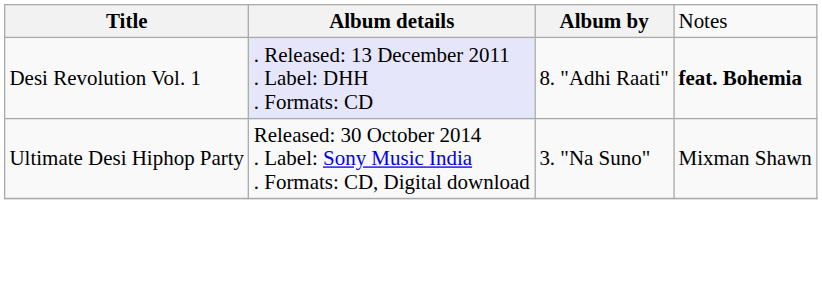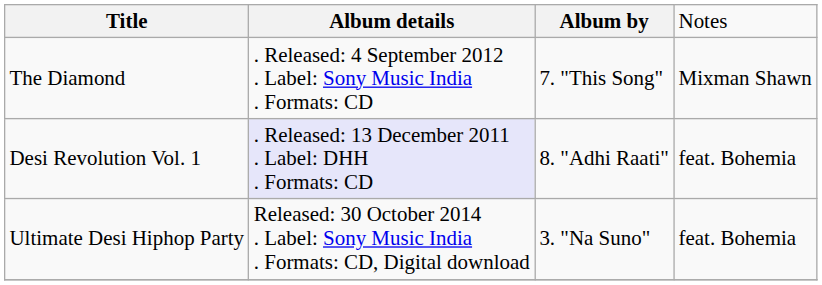+ row: (67, 77)
(740, 77) bold -> (737, 158) normal
(745, 158) Mixman Shawn -> (737, 238) feat. Bohemia
